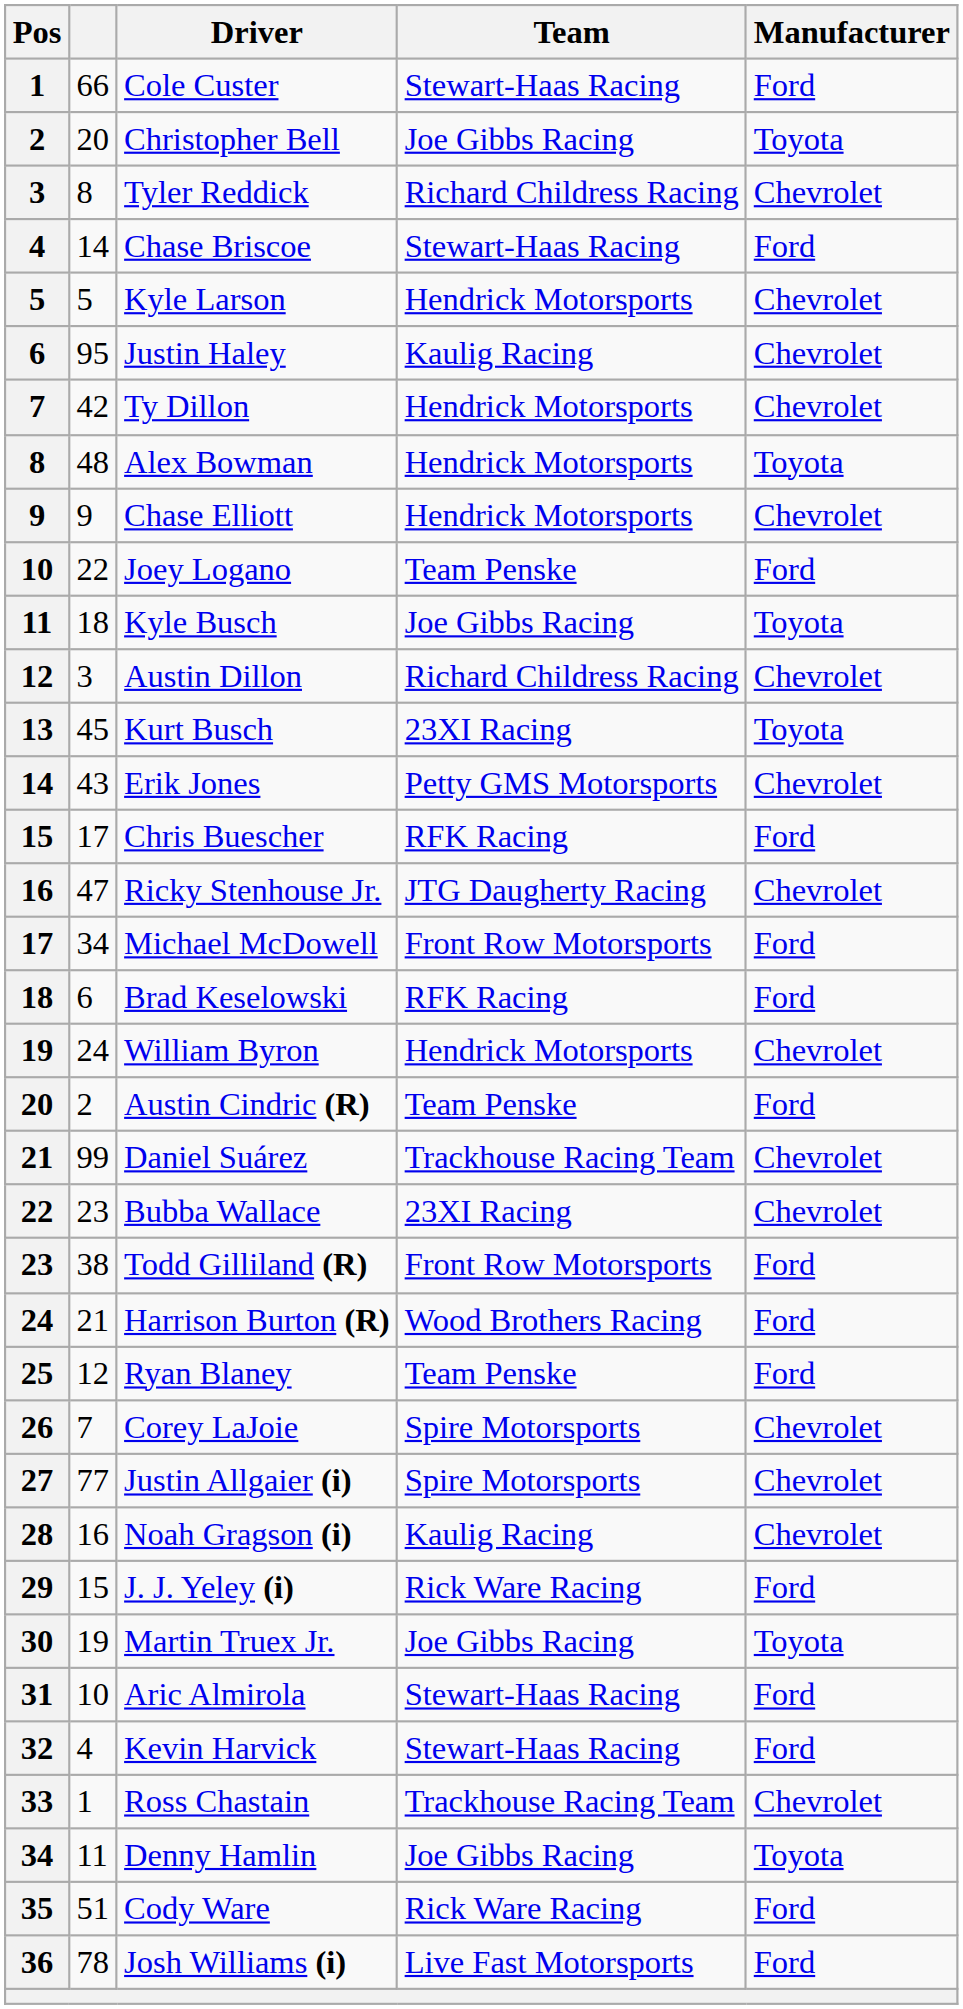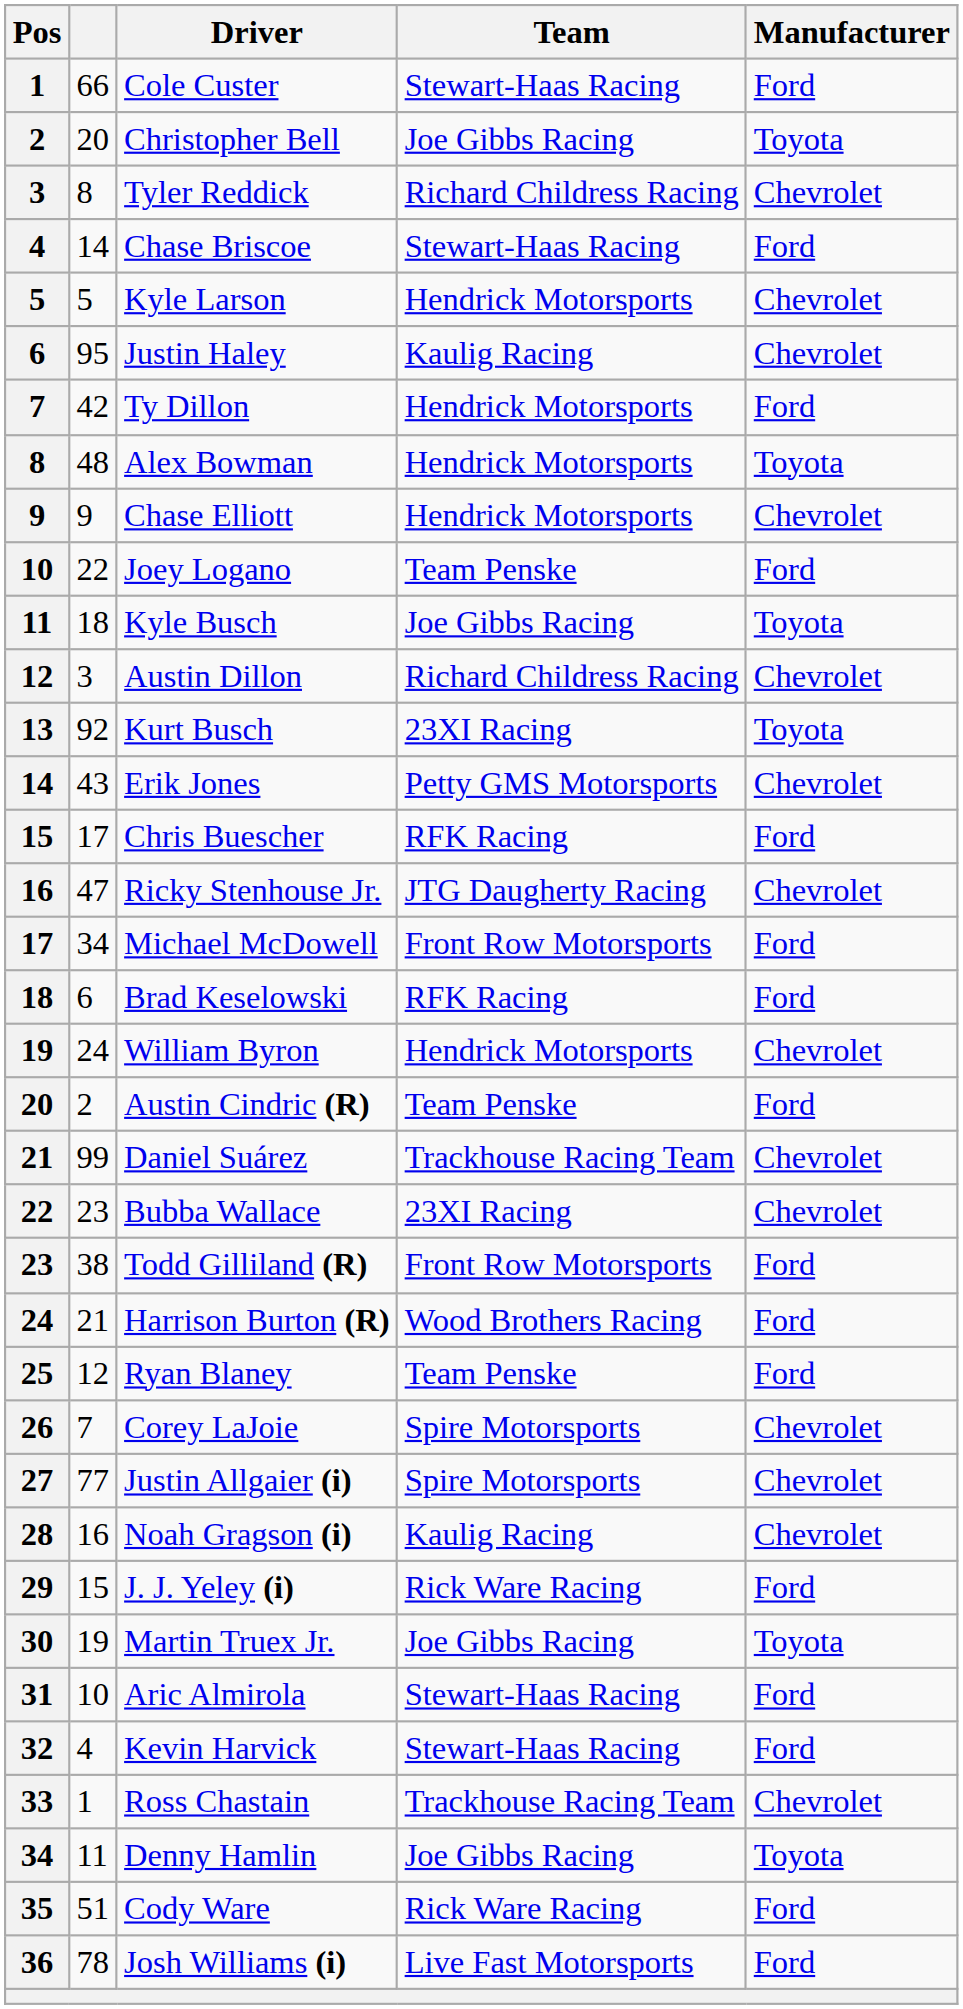(818, 406) Chevrolet -> (784, 406) Ford
(93, 728) 45 -> (93, 728) 92
